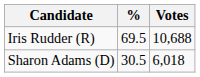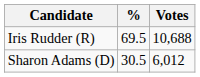(169, 60) 6,018 -> (169, 60) 6,012
